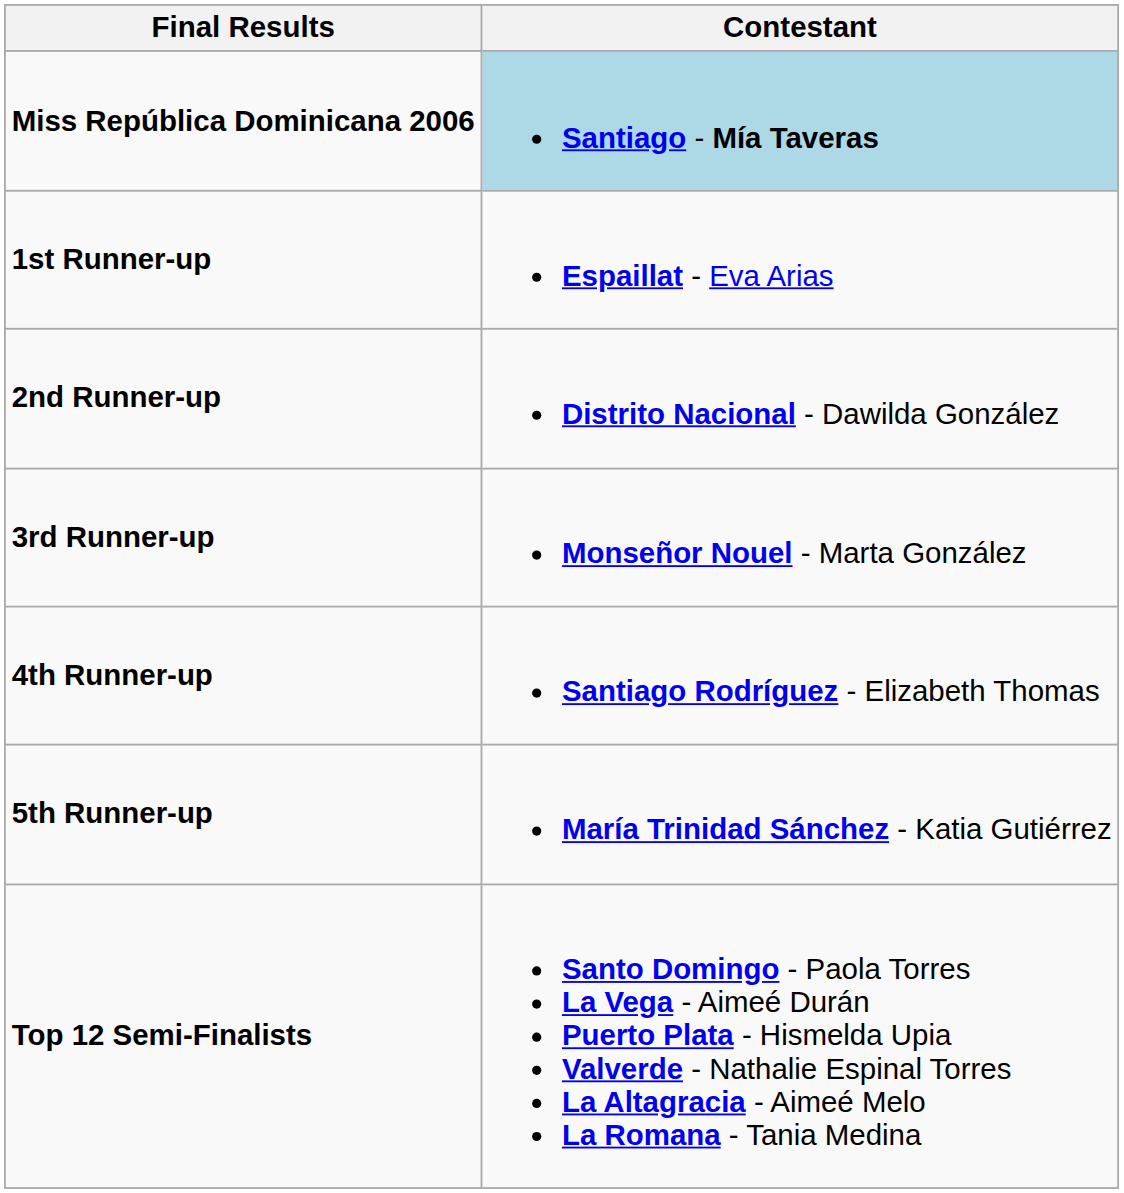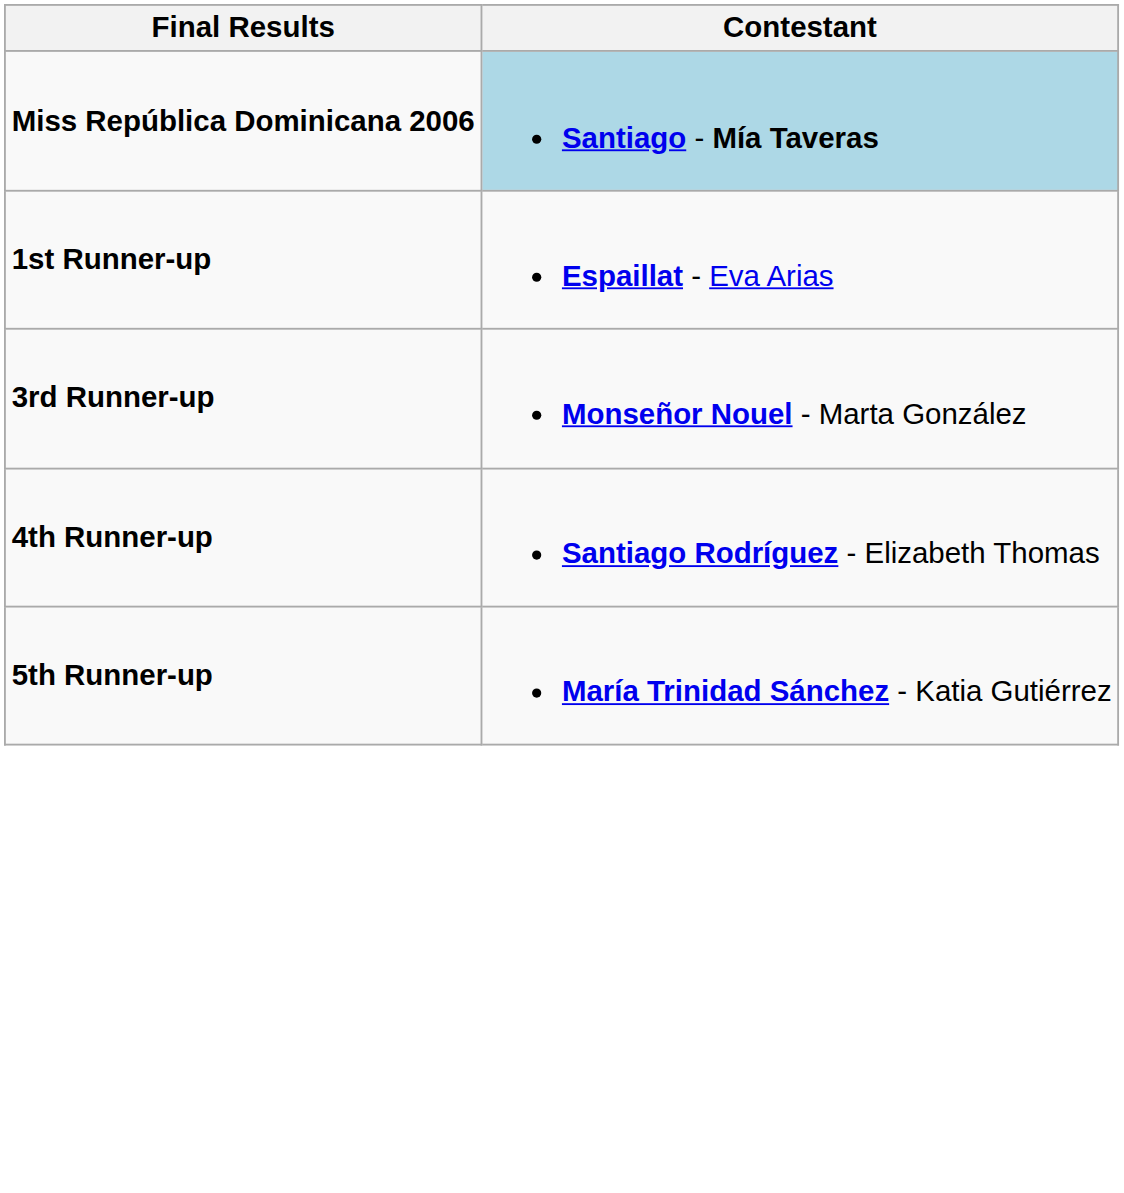- row: (116, 397)
- row: (162, 1035)
